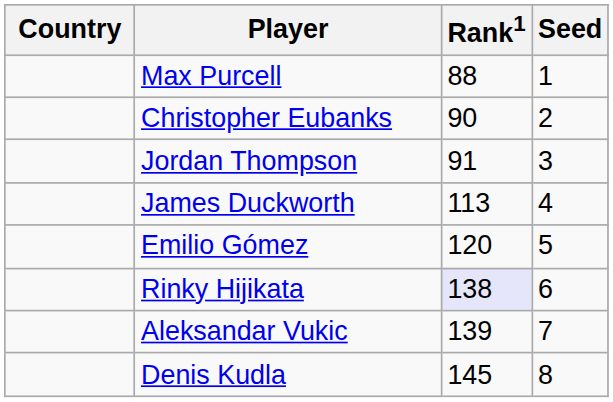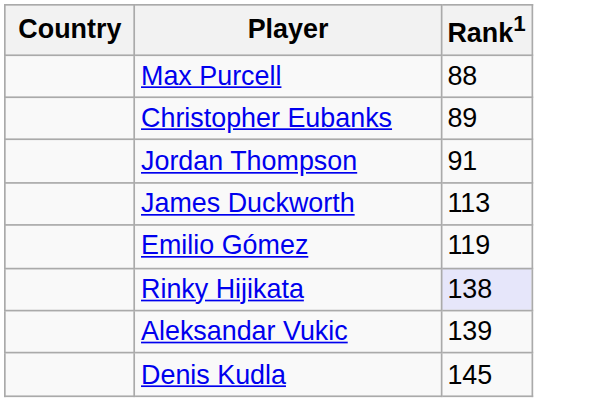- column: (570, 29)
(462, 118) 90 -> (462, 118) 89
(470, 246) 120 -> (469, 246) 119
